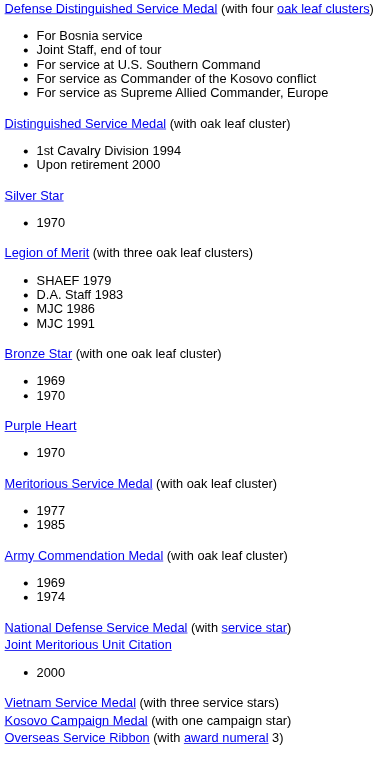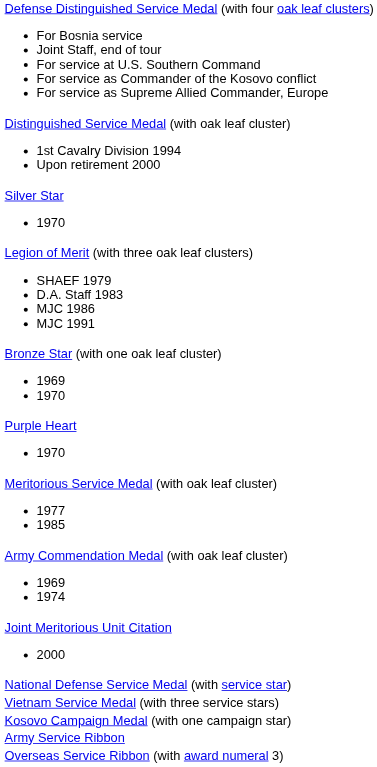rows swapped: (189, 659) <-> (148, 627)
+ row: (65, 738)
